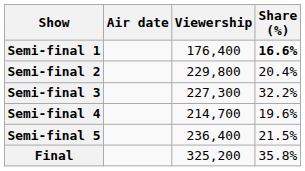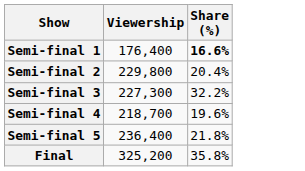- column: (138, 22)
(214, 114) 214,700 -> (145, 114) 218,700
(278, 135) 21.5% -> (210, 135) 21.8%
